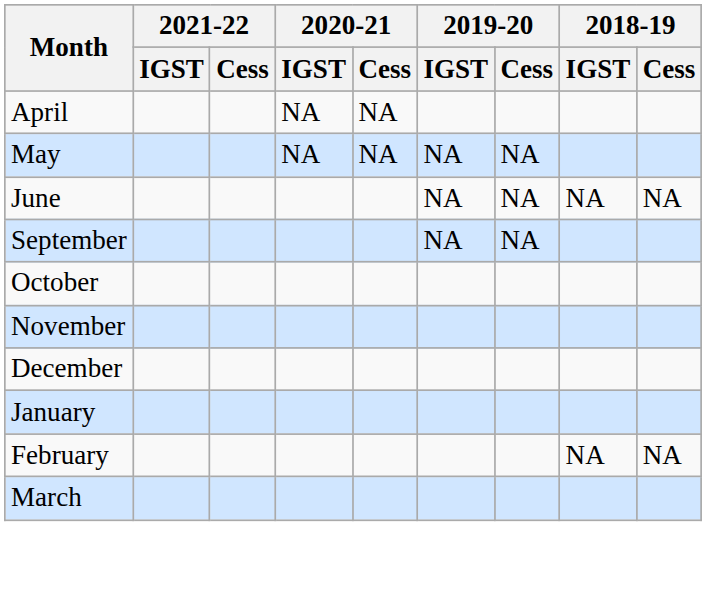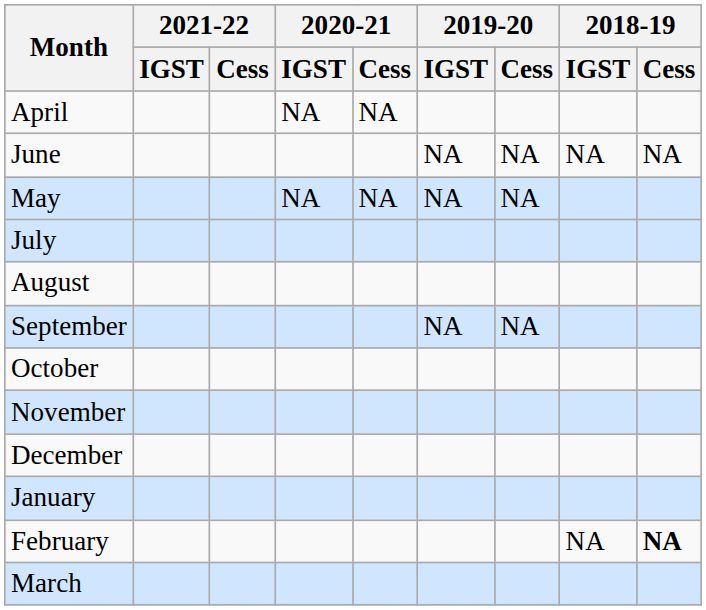rows swapped: (36, 154) <-> (36, 197)
+ row: (34, 240)
+ row: (50, 283)
(662, 454) normal -> (662, 540) bold
